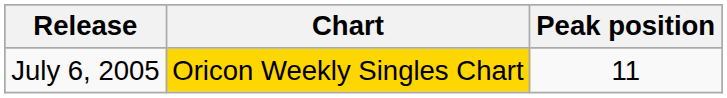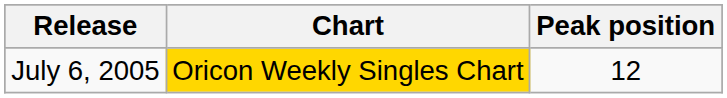(626, 69) 11 -> (626, 69) 12
